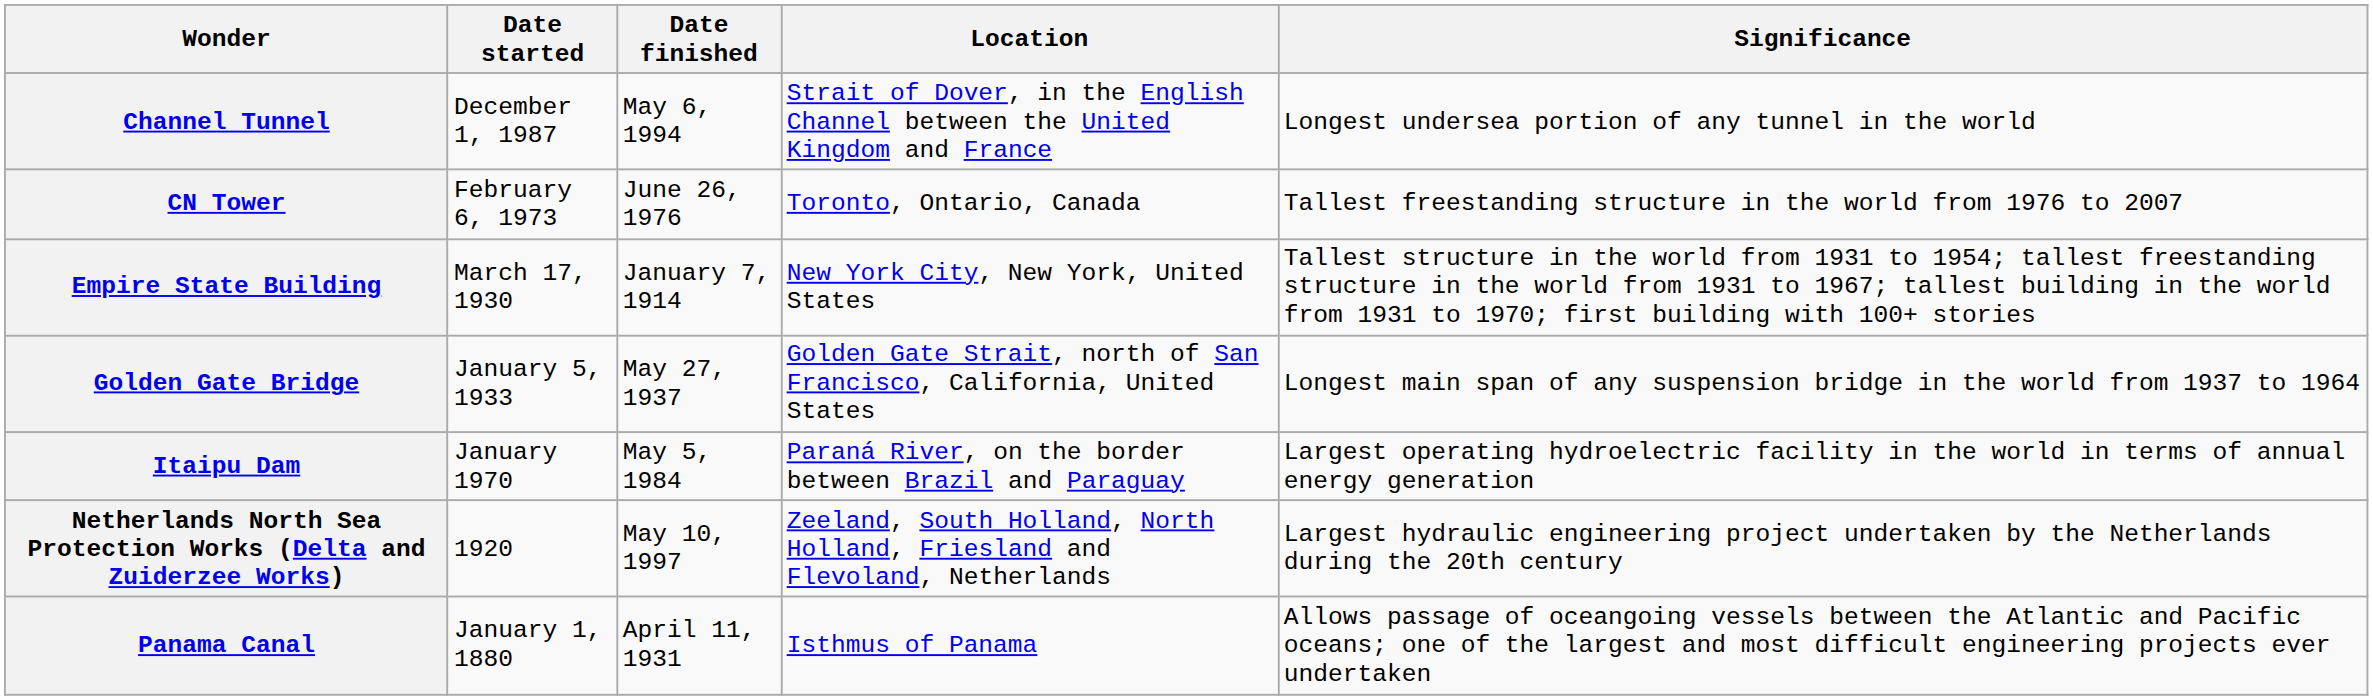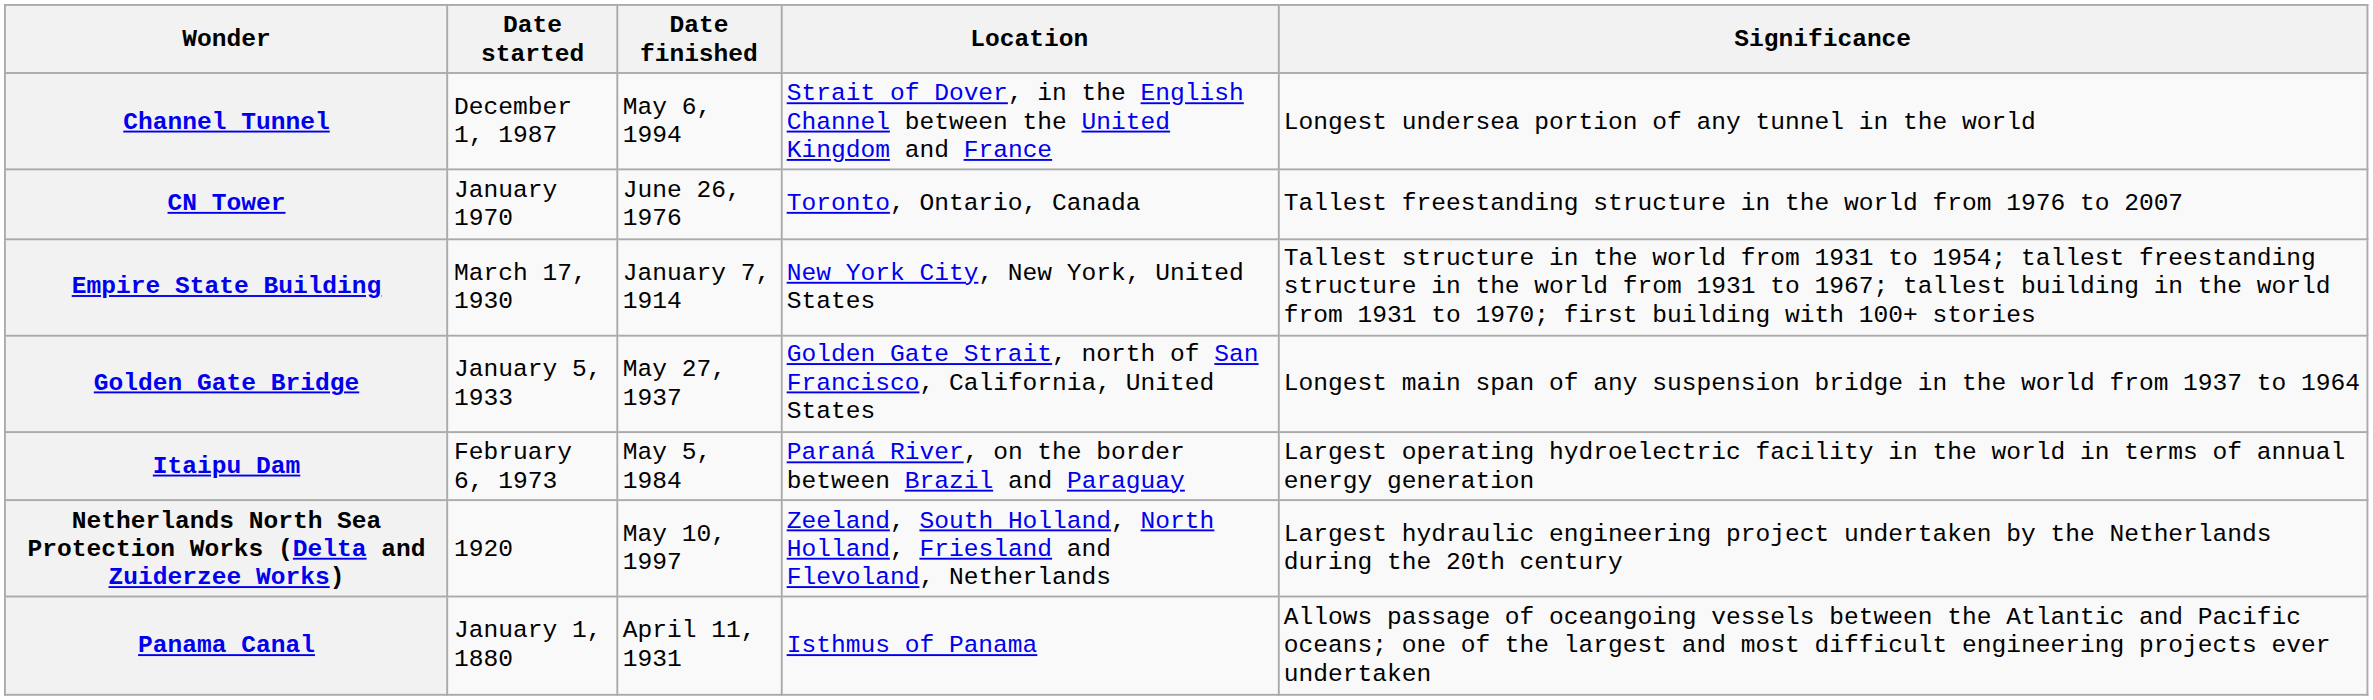(513, 204) February 6, 1973 -> (506, 204) January 1970
(506, 466) January 1970 -> (513, 466) February 6, 1973
